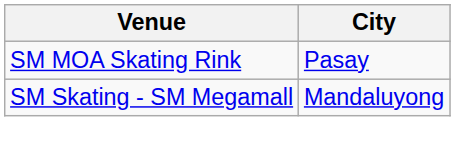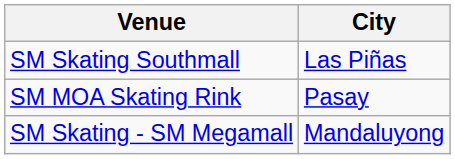+ row: (125, 60)
